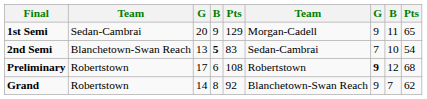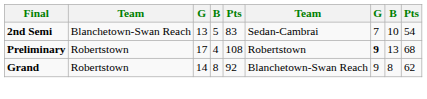- row: (27, 31)
(216, 49) bold -> (216, 31) normal
(216, 67) 6 -> (216, 49) 4
(393, 67) 12 -> (393, 49) 13
(390, 85) 7 -> (390, 67) 8
